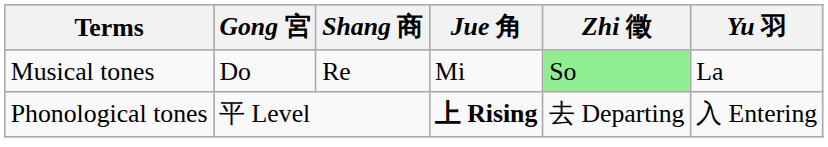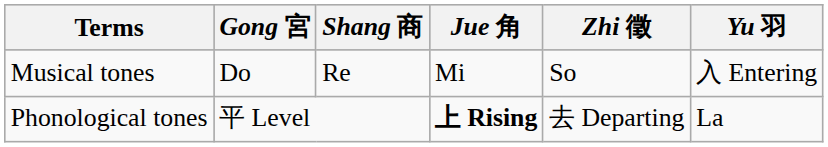(563, 70) lightgreen background -> (563, 73) no background
(710, 70) La -> (757, 72) 入 Entering
(757, 113) 入 Entering -> (710, 118) La
